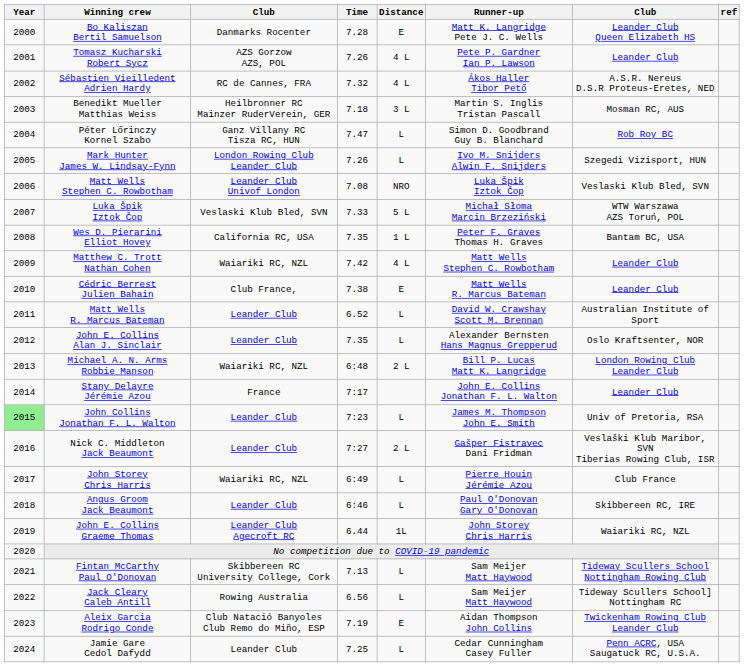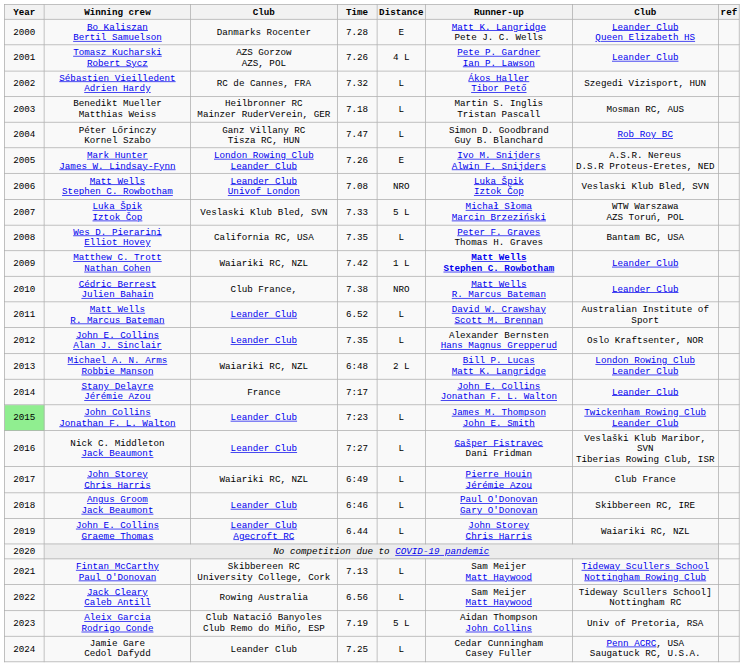(401, 84) 4 L -> (401, 84) L
(645, 84) A.S.R. Nereus D.S.R Proteus-Eretes, NED -> (645, 84) Szegedi Vizisport, HUN
(401, 109) 3 L -> (401, 109) L
(401, 161) L -> (401, 161) E
(645, 161) Szegedi Vizisport, HUN -> (645, 161) A.S.R. Nereus D.S.R Proteus-Eretes, NED
(401, 238) 1 L -> (401, 238) L
(401, 263) 4 L -> (401, 263) 1 L
(499, 263) normal -> (499, 263) bold
(401, 289) E -> (401, 289) NRO
(645, 418) Univ of Pretoria, RSA -> (645, 418) Twickenham Rowing Club Leander Club
(401, 449) 2 L -> (401, 449) L
(401, 531) 1L -> (401, 531) L
(401, 623) E -> (401, 623) 5 L
(645, 623) Twickenham Rowing Club Leander Club -> (645, 623) Univ of Pretoria, RSA
